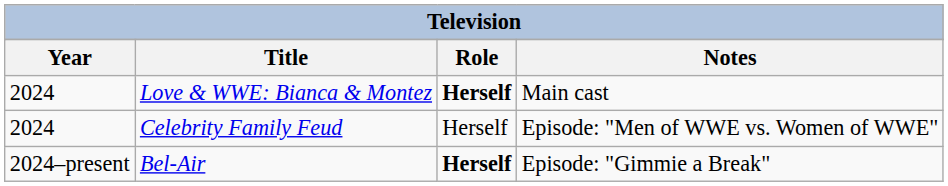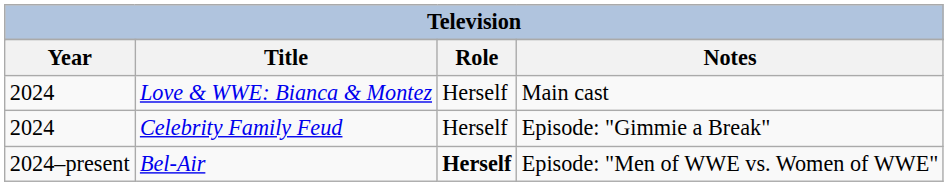(477, 92) bold -> (475, 92) normal
(730, 127) Episode: "Men of WWE vs. Women of WWE" -> (646, 127) Episode: "Gimmie a Break"
(646, 163) Episode: "Gimmie a Break" -> (730, 163) Episode: "Men of WWE vs. Women of WWE"
